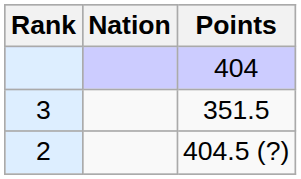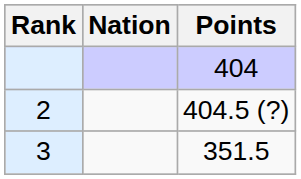rows swapped: (43, 151) <-> (43, 109)
